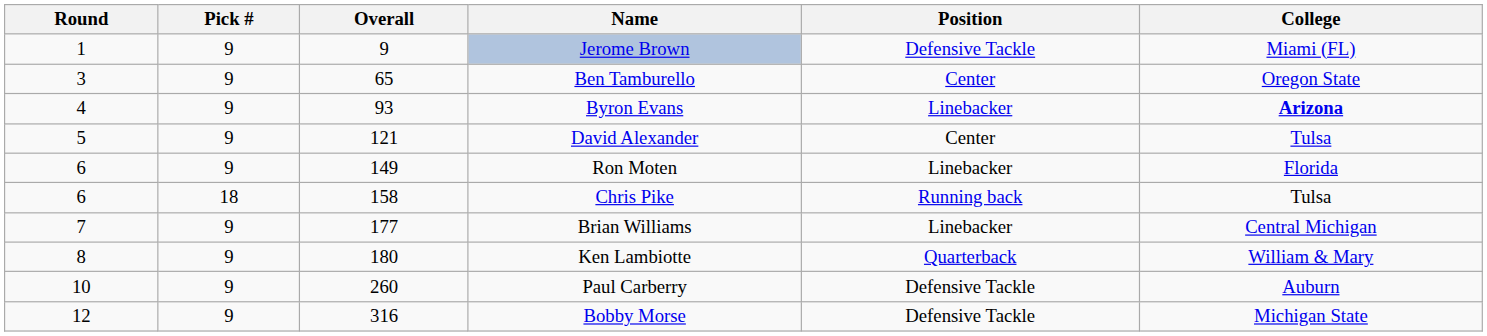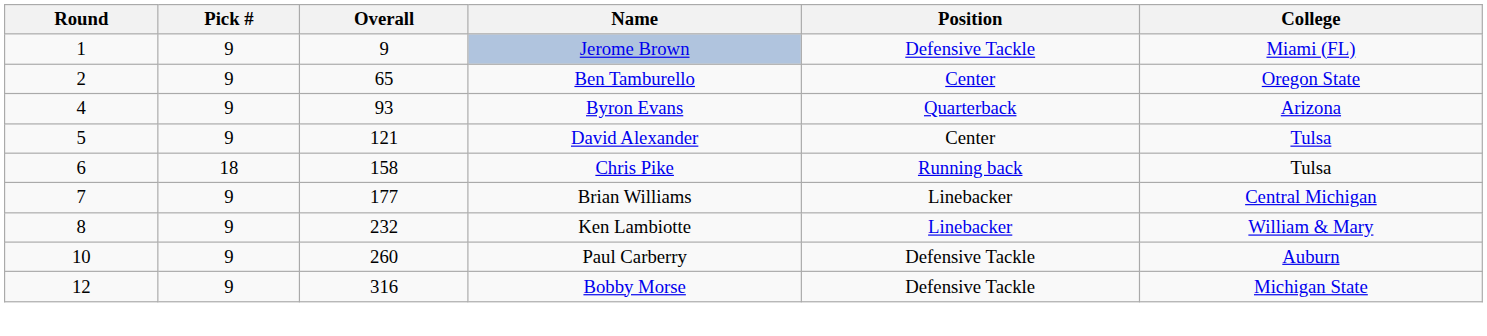(81, 78) 3 -> (81, 78) 2
(970, 108) Linebacker -> (970, 108) Quarterback
(1311, 108) bold -> (1311, 108) normal
- row: (635, 167)
(384, 256) 180 -> (384, 227) 232
(970, 256) Quarterback -> (970, 227) Linebacker
